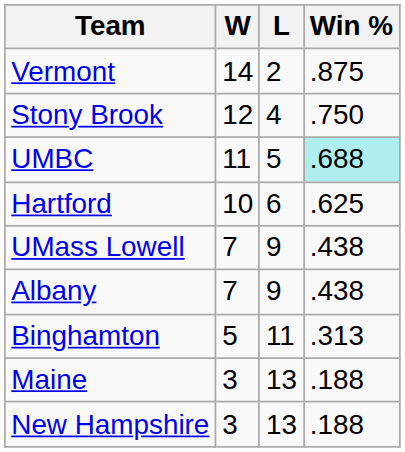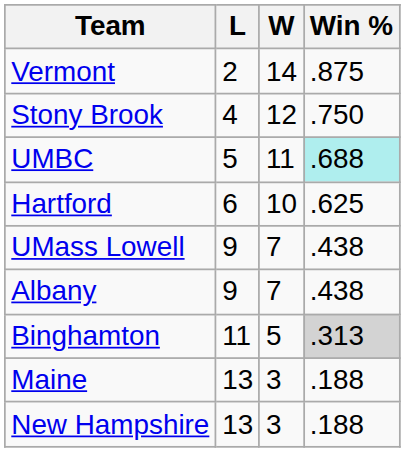columns swapped: (238, 26) <-> (281, 26)
(337, 335) no background -> (337, 335) lightgrey background
